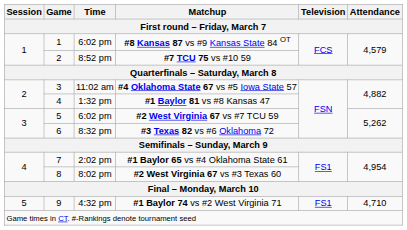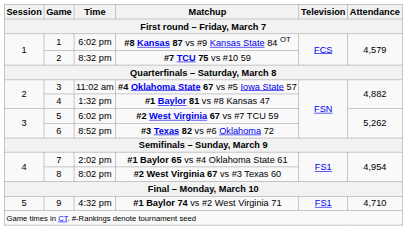(95, 58) 8:52 pm -> (95, 58) 8:32 pm
(95, 131) 8:32 pm -> (95, 131) 8:52 pm
